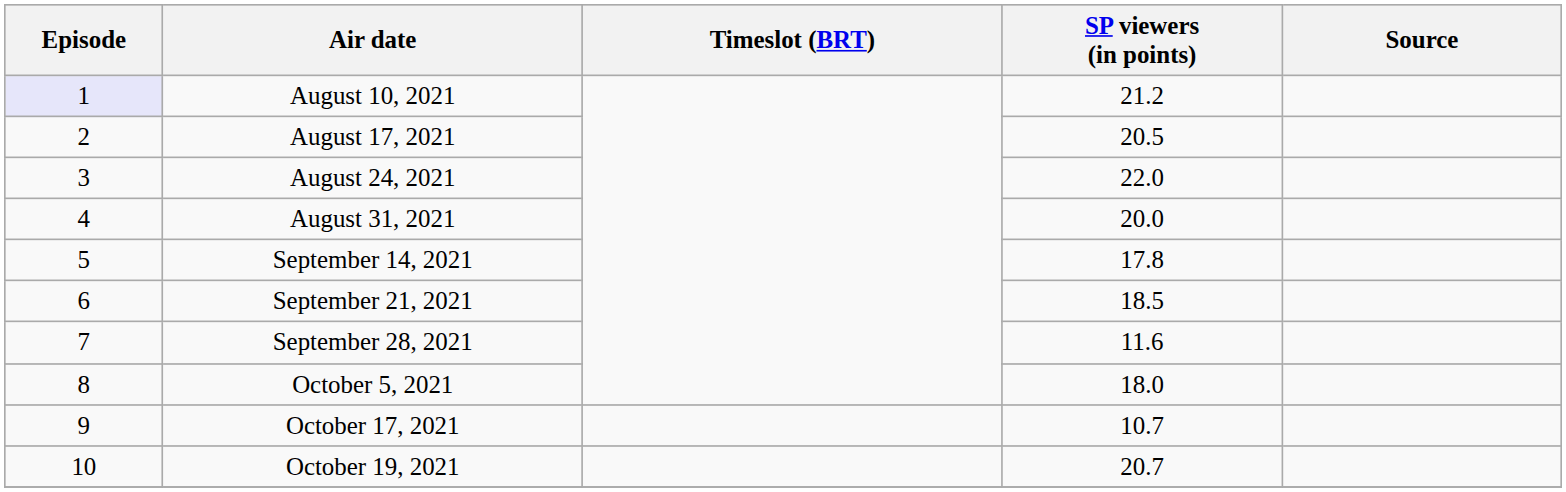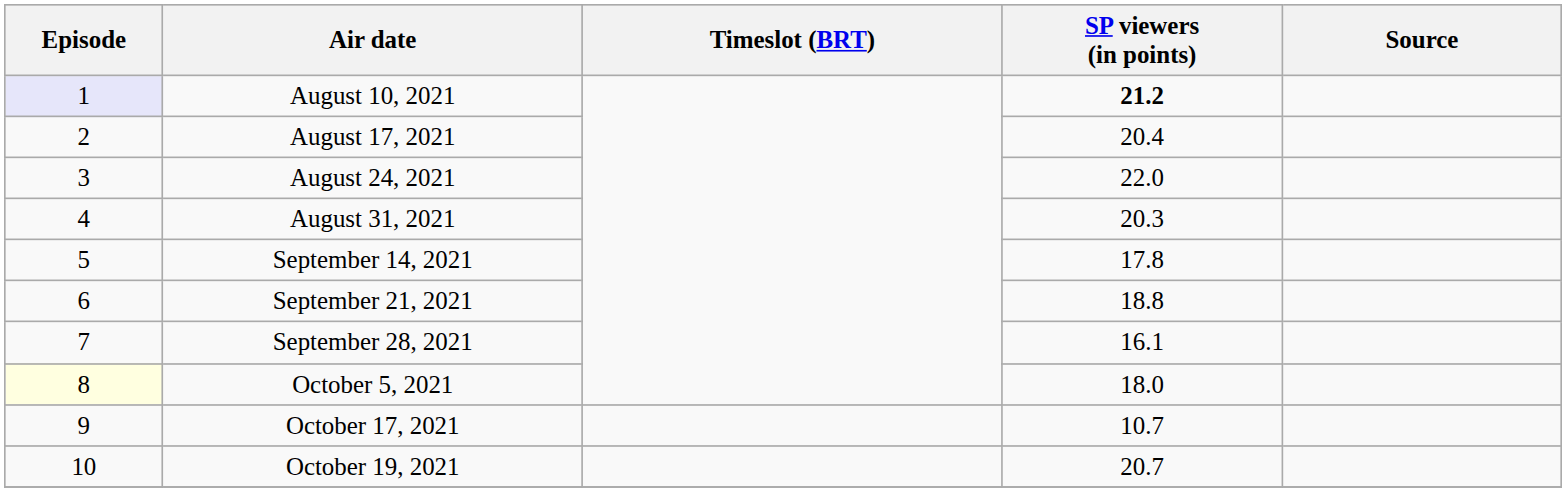(1142, 95) normal -> (1142, 95) bold
(1142, 136) 20.5 -> (1142, 136) 20.4
(1142, 219) 20.0 -> (1142, 219) 20.3
(1142, 301) 18.5 -> (1142, 301) 18.8
(1142, 342) 11.6 -> (1142, 342) 16.1
(84, 383) no background -> (84, 383) lightyellow background
